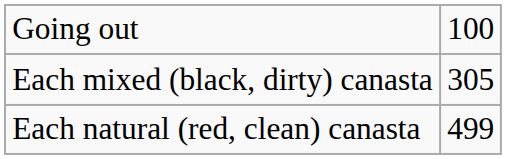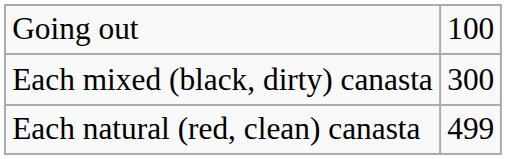(471, 79) 305 -> (471, 79) 300
